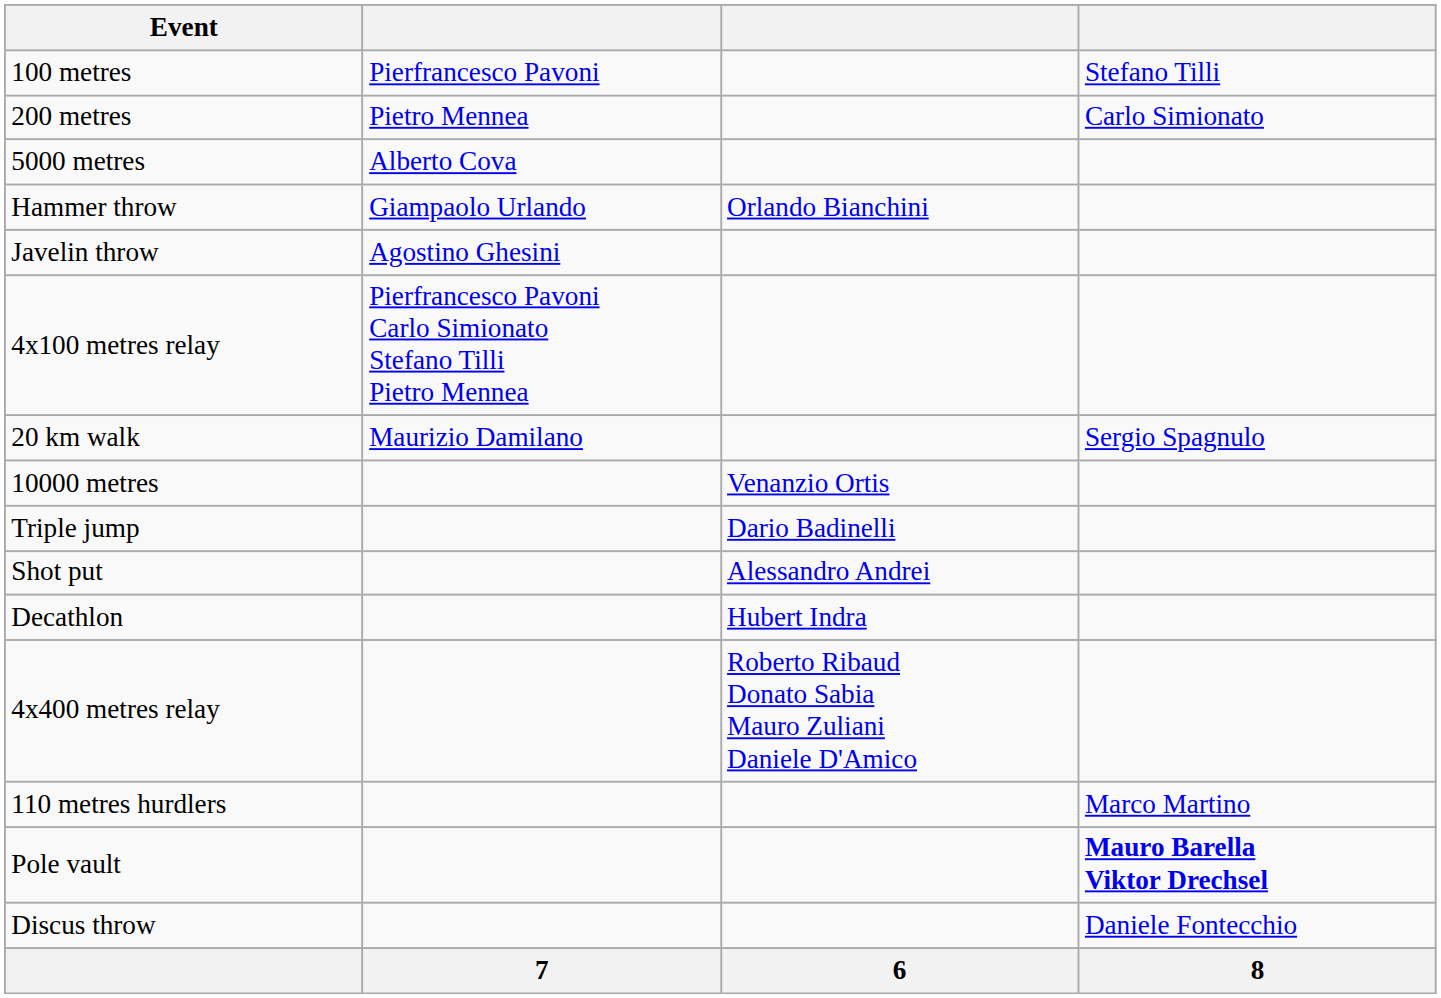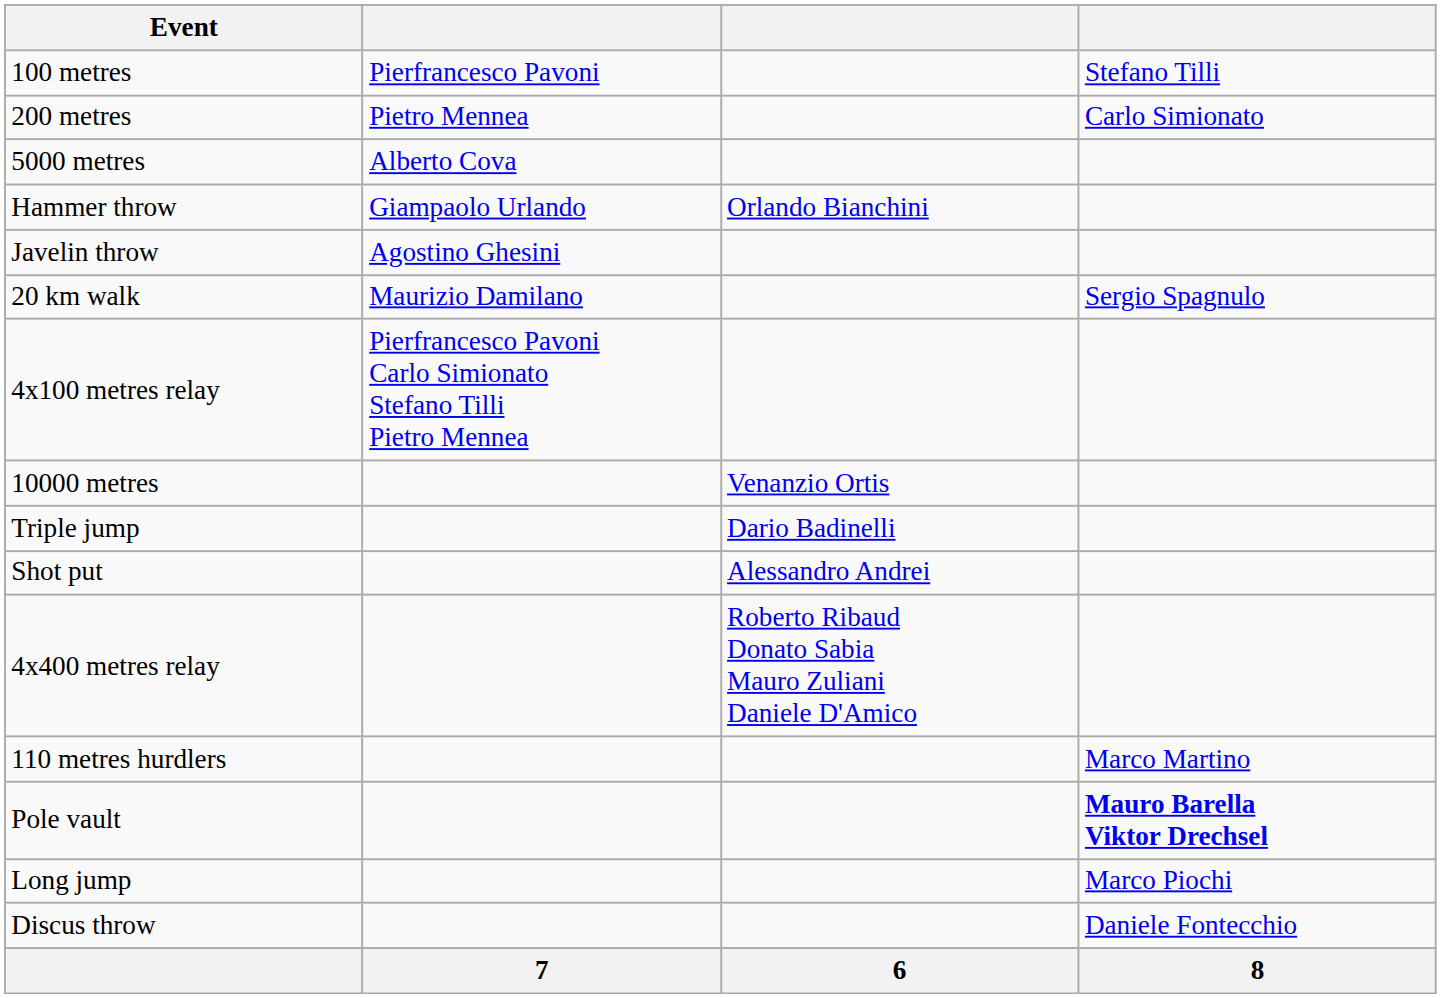rows swapped: (76, 437) <-> (116, 344)
- row: (67, 617)
+ row: (71, 880)
